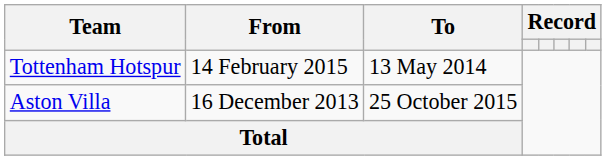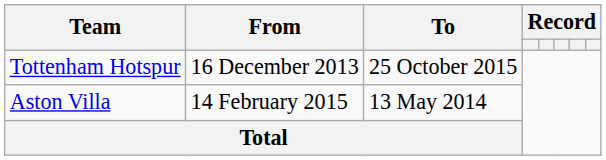(269, 67) 14 February 2015 -> (275, 67) 16 December 2013
(428, 67) 13 May 2014 -> (443, 67) 25 October 2015
(275, 102) 16 December 2013 -> (269, 102) 14 February 2015
(443, 102) 25 October 2015 -> (428, 102) 13 May 2014
